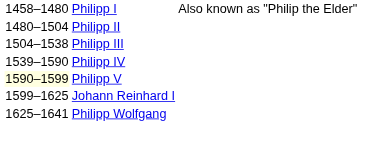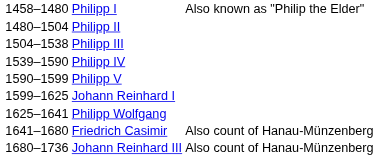(37, 79) lightyellow background -> (37, 79) no background
+ row: (120, 131)
+ row: (127, 148)
